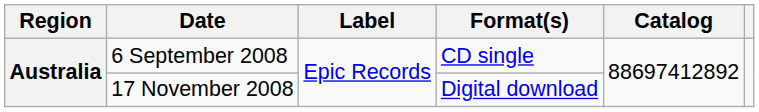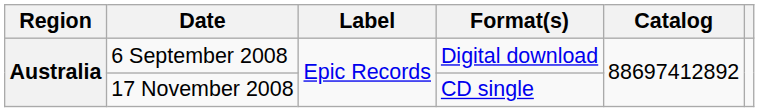(487, 55) CD single -> (520, 55) Digital download
(520, 89) Digital download -> (487, 89) CD single
